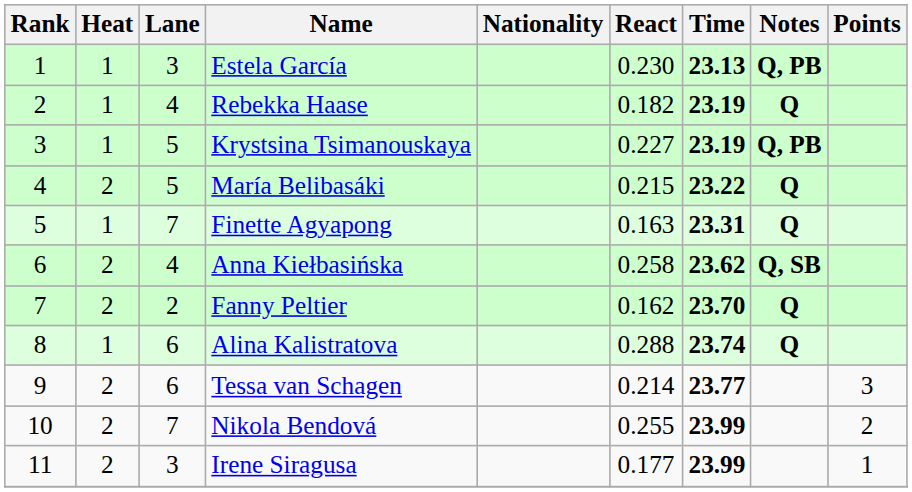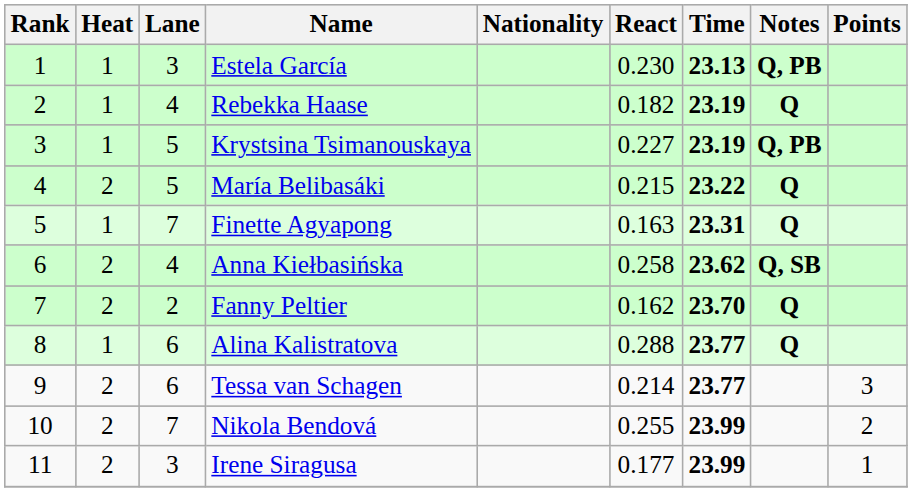(717, 345) 23.74 -> (717, 345) 23.77
